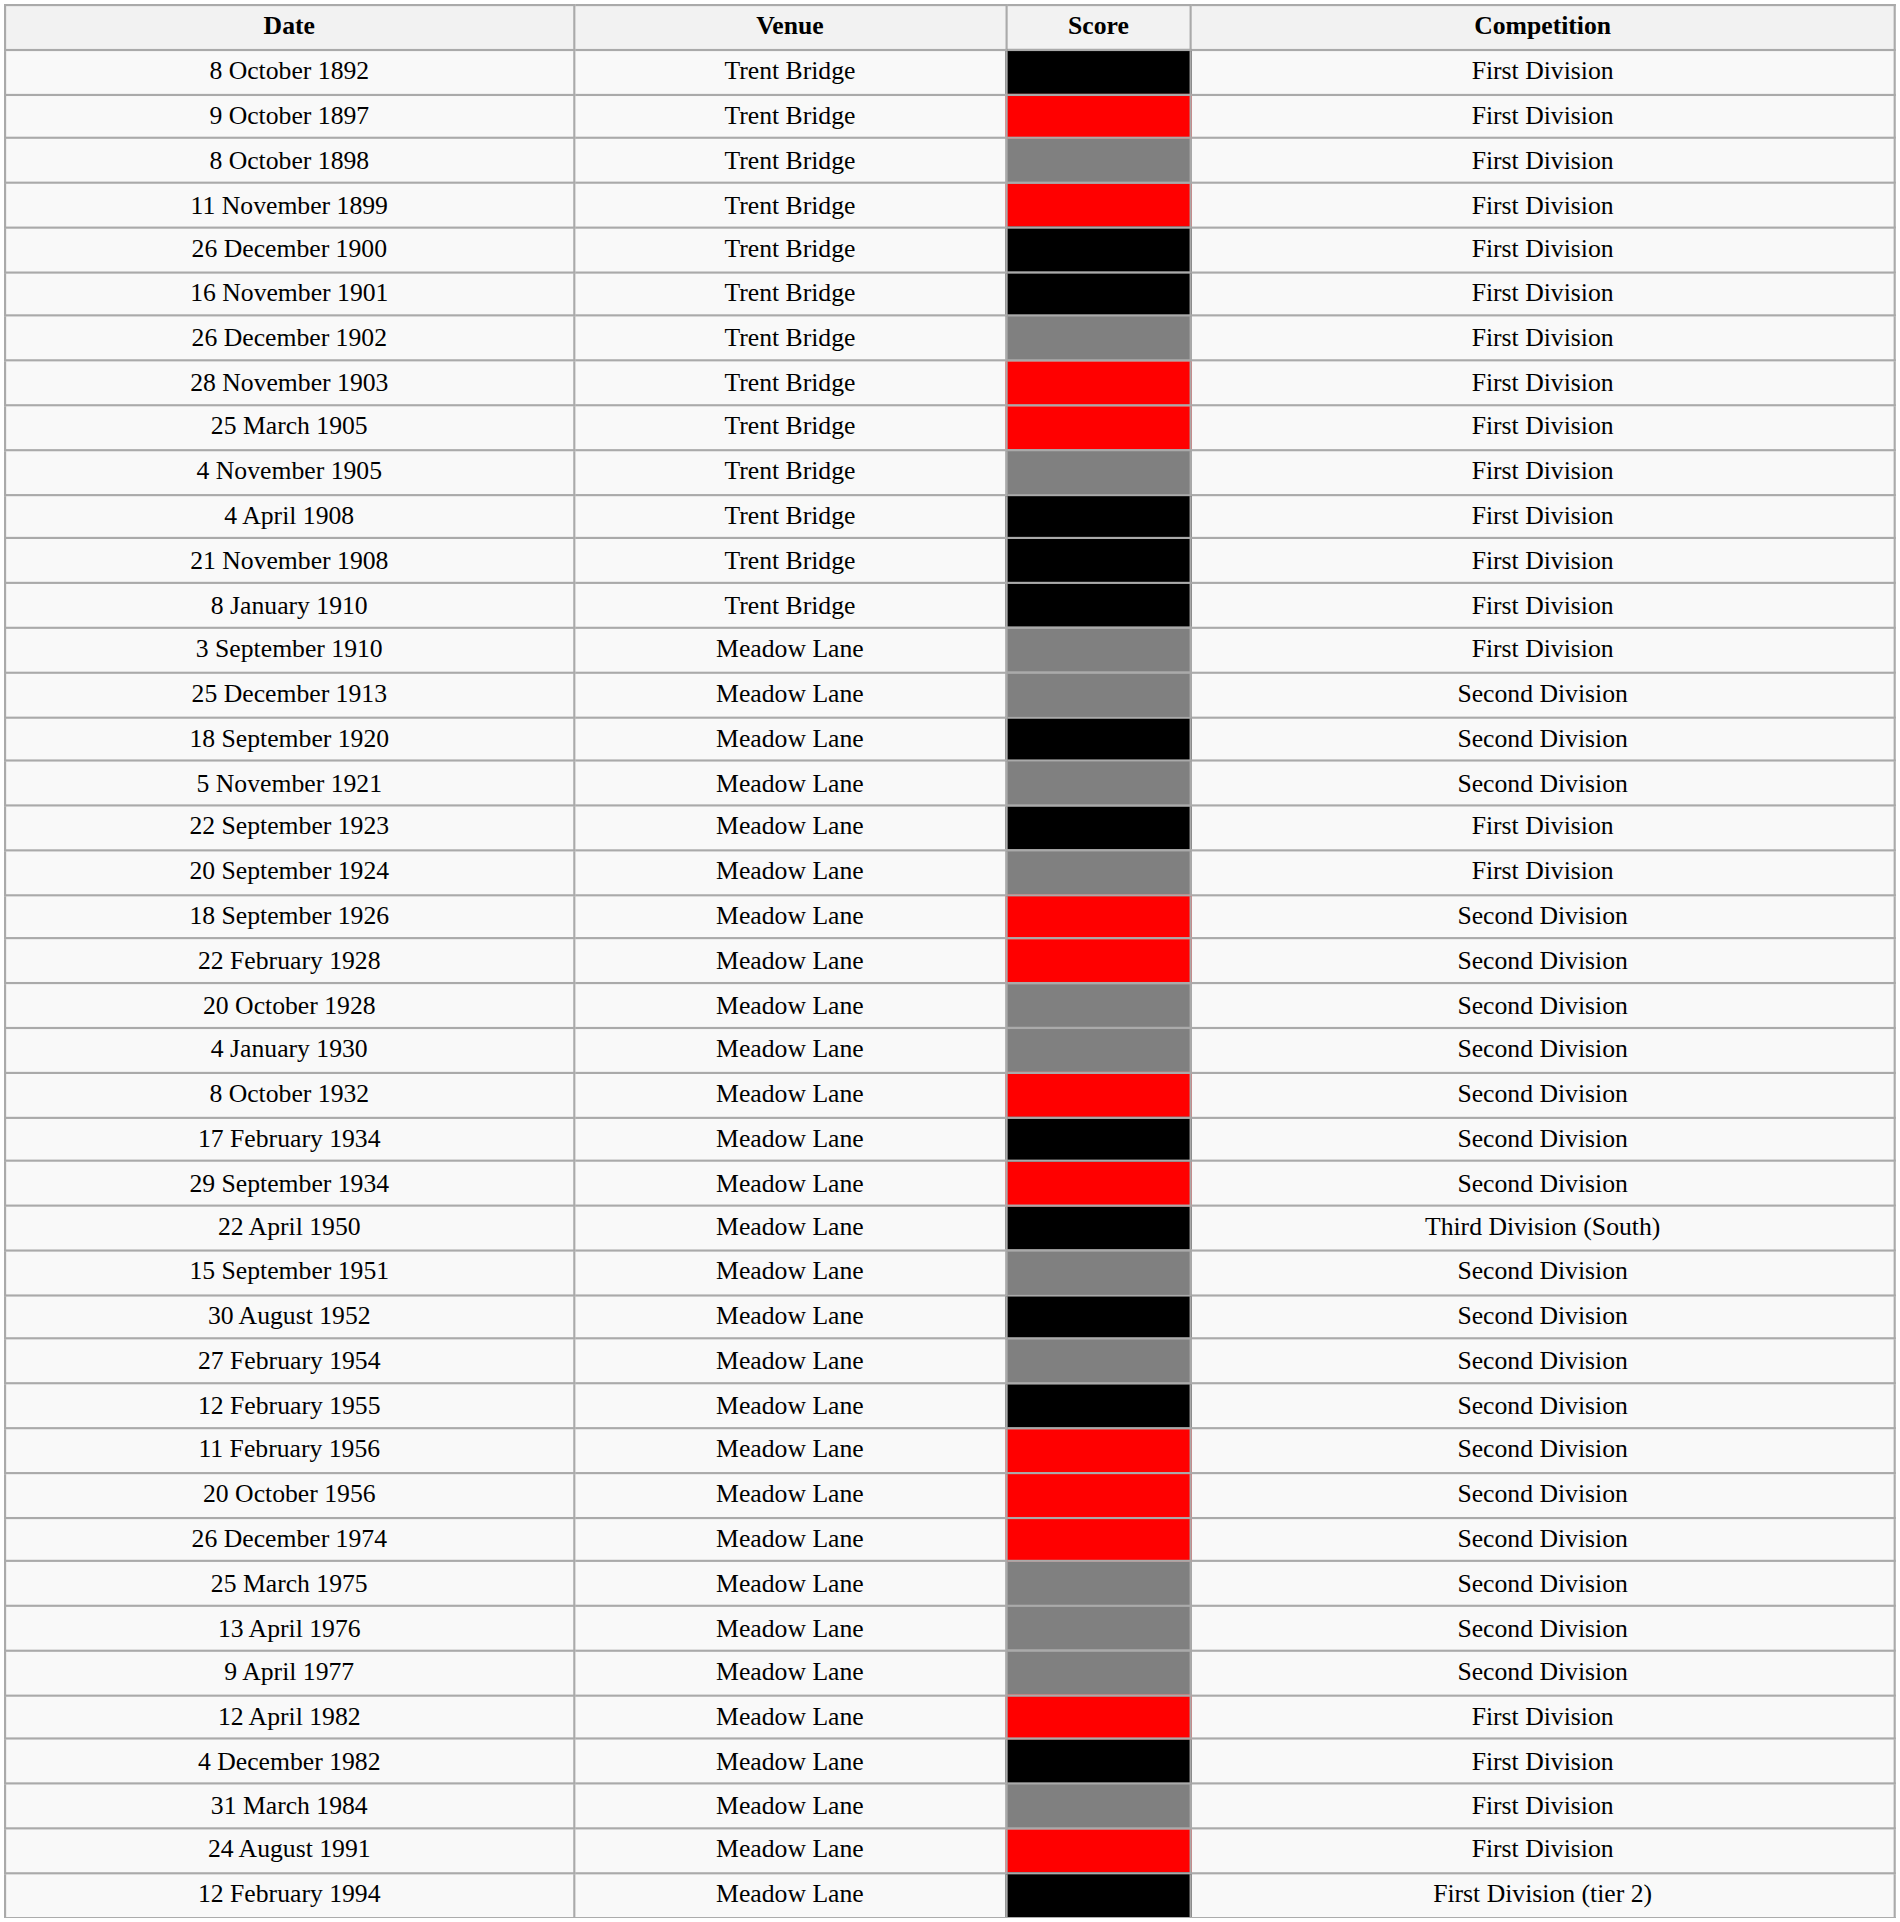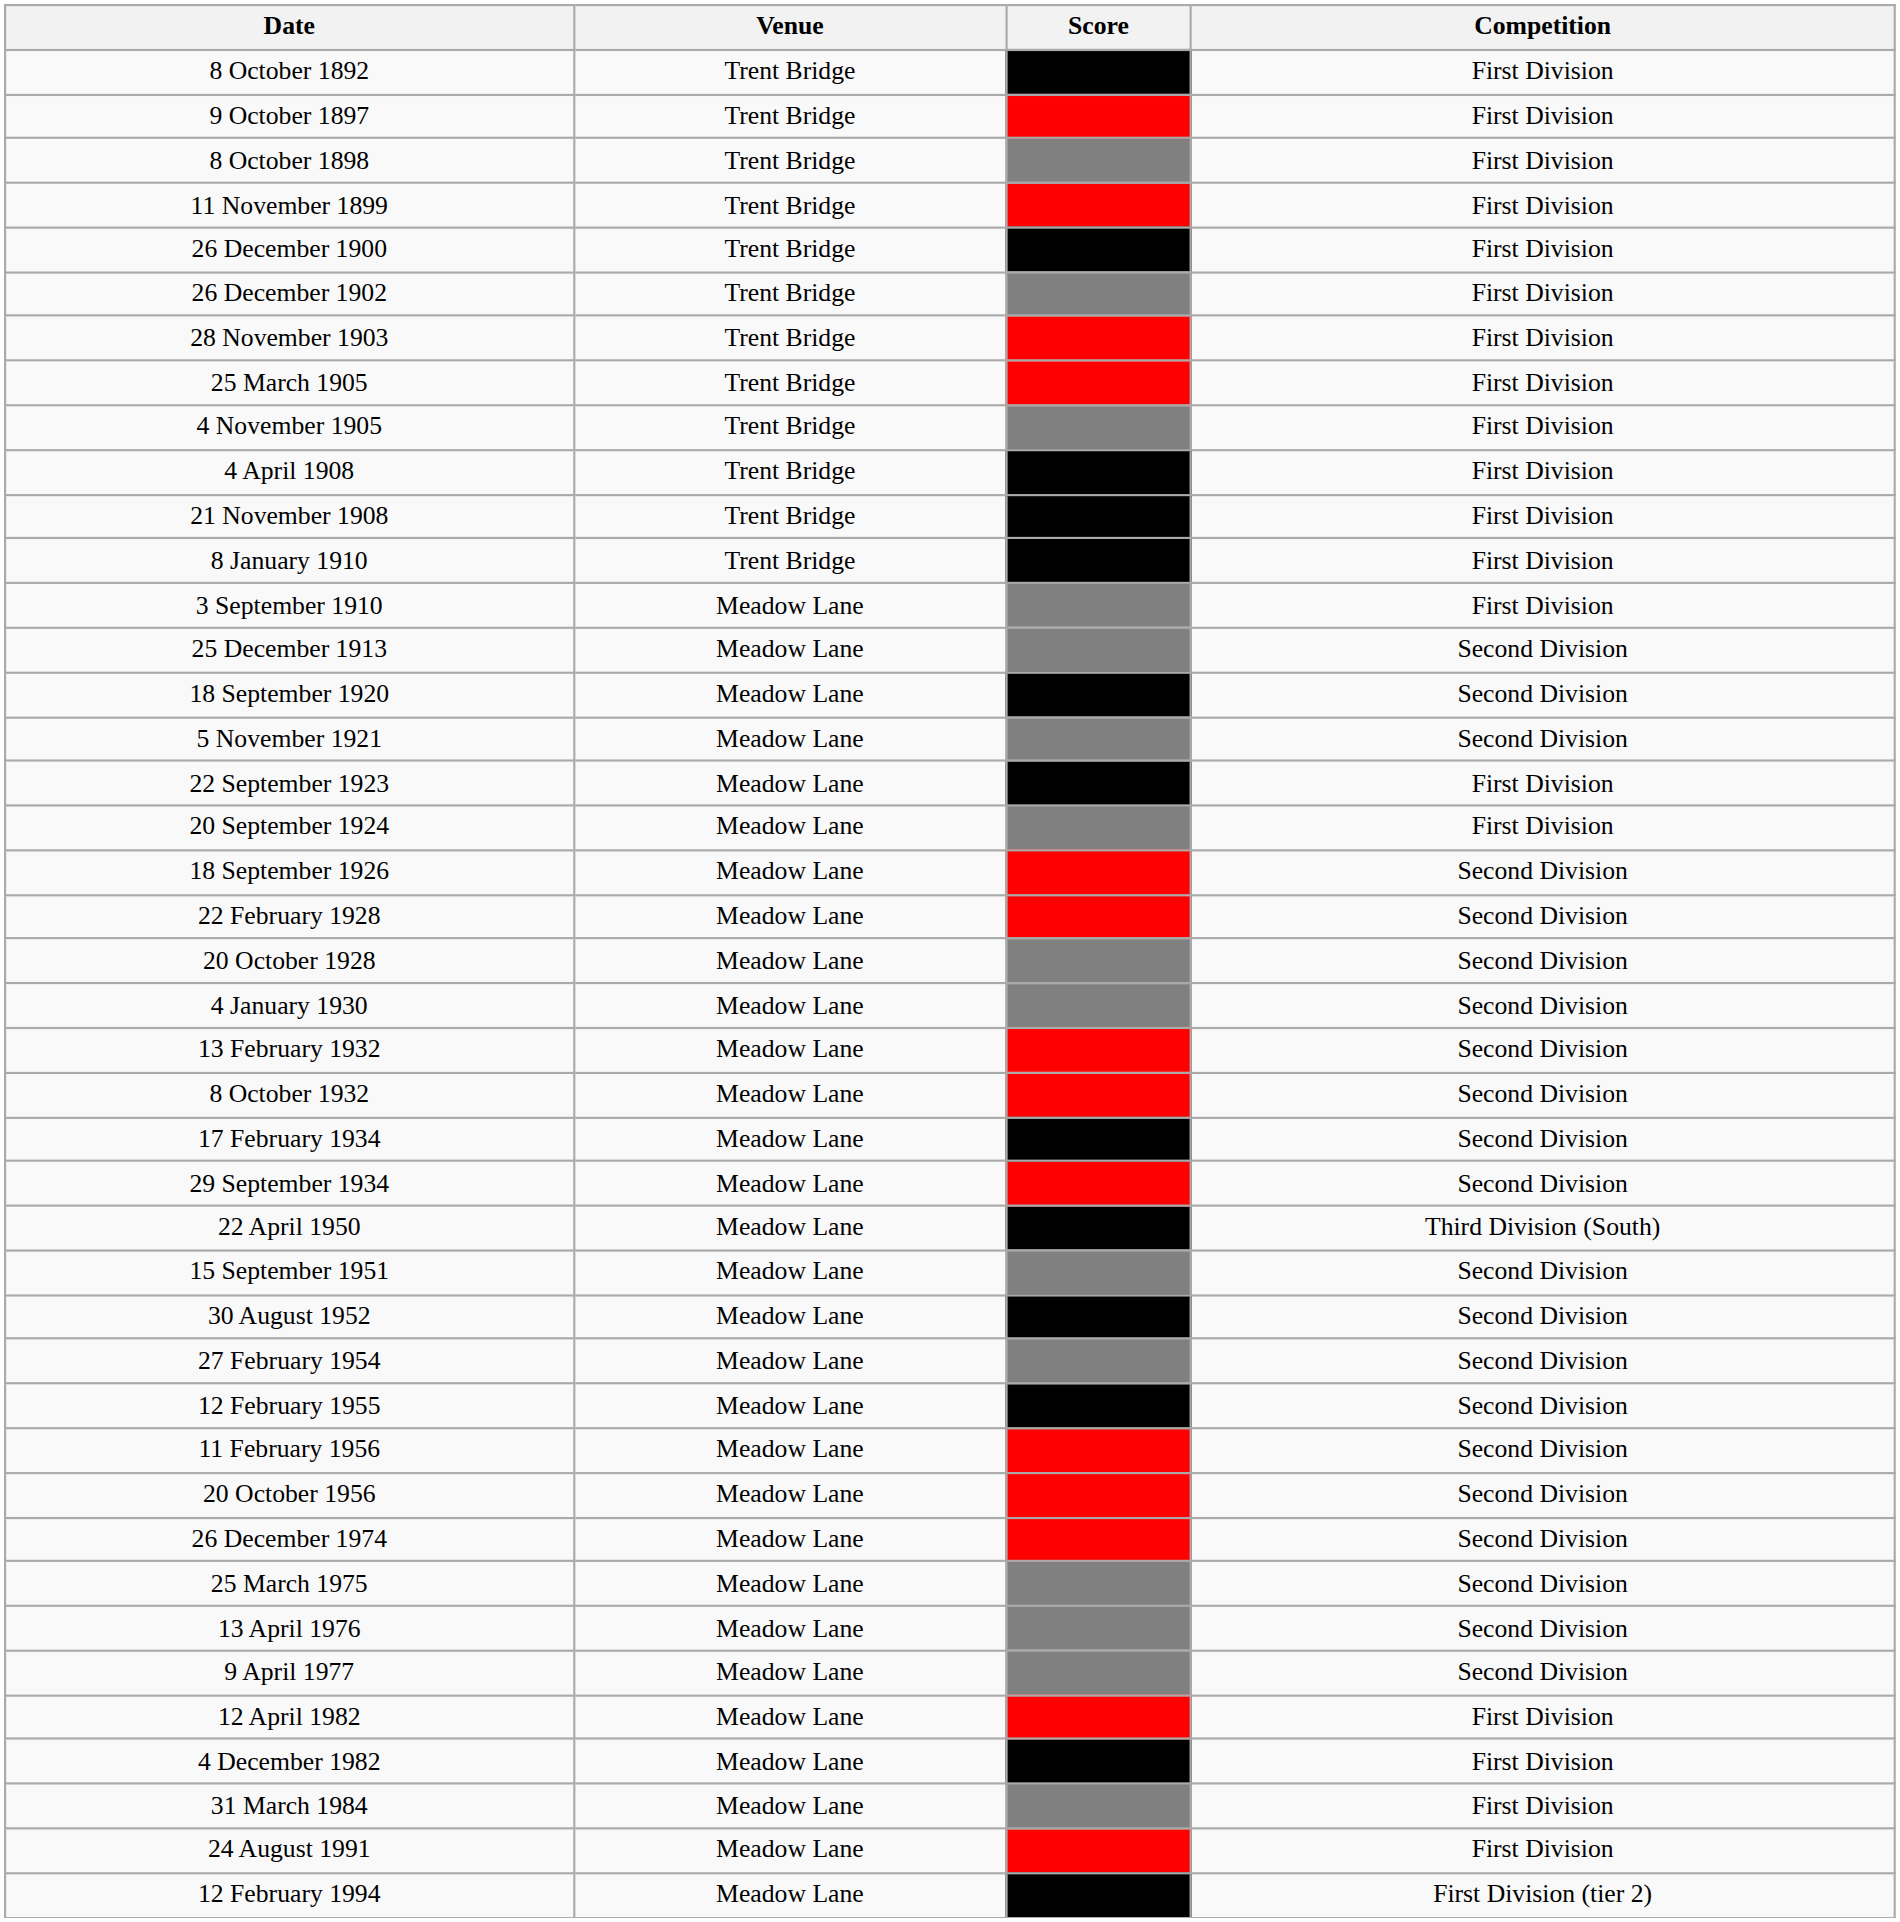- row: (289, 293)
+ row: (289, 1049)
